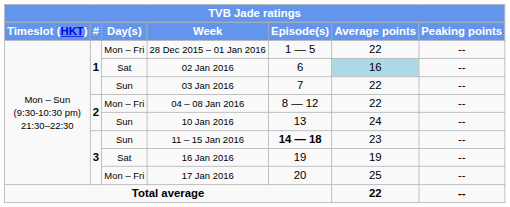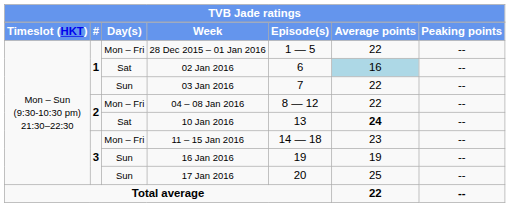(124, 122) Sun -> (124, 122) Sat
(375, 121) normal -> (375, 121) bold
(124, 140) Sun -> (124, 140) Mon – Fri
(300, 139) bold -> (300, 139) normal
(124, 158) Sat -> (124, 158) Sun
(124, 176) Mon – Fri -> (124, 176) Sun
